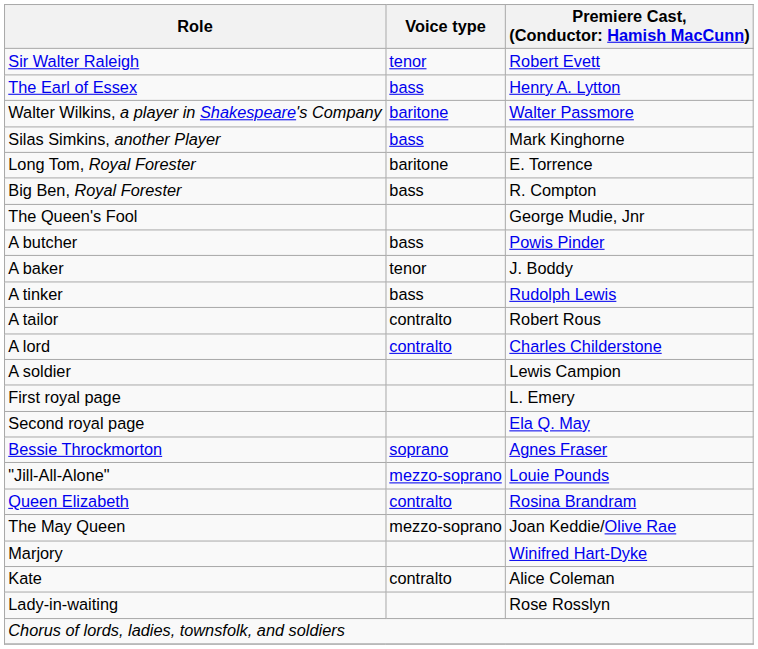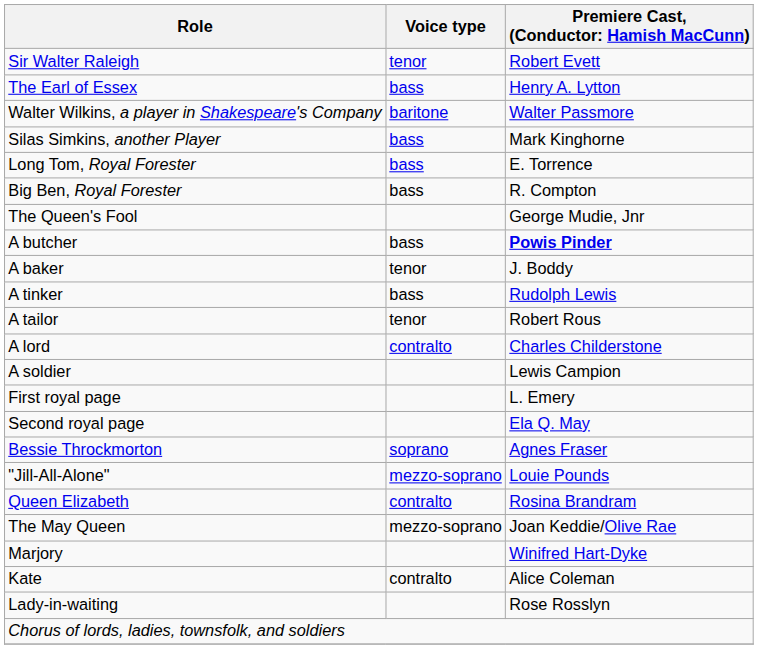(419, 165) baritone -> (407, 165) bass
(557, 242) normal -> (561, 242) bold
(421, 320) contralto -> (408, 320) tenor
